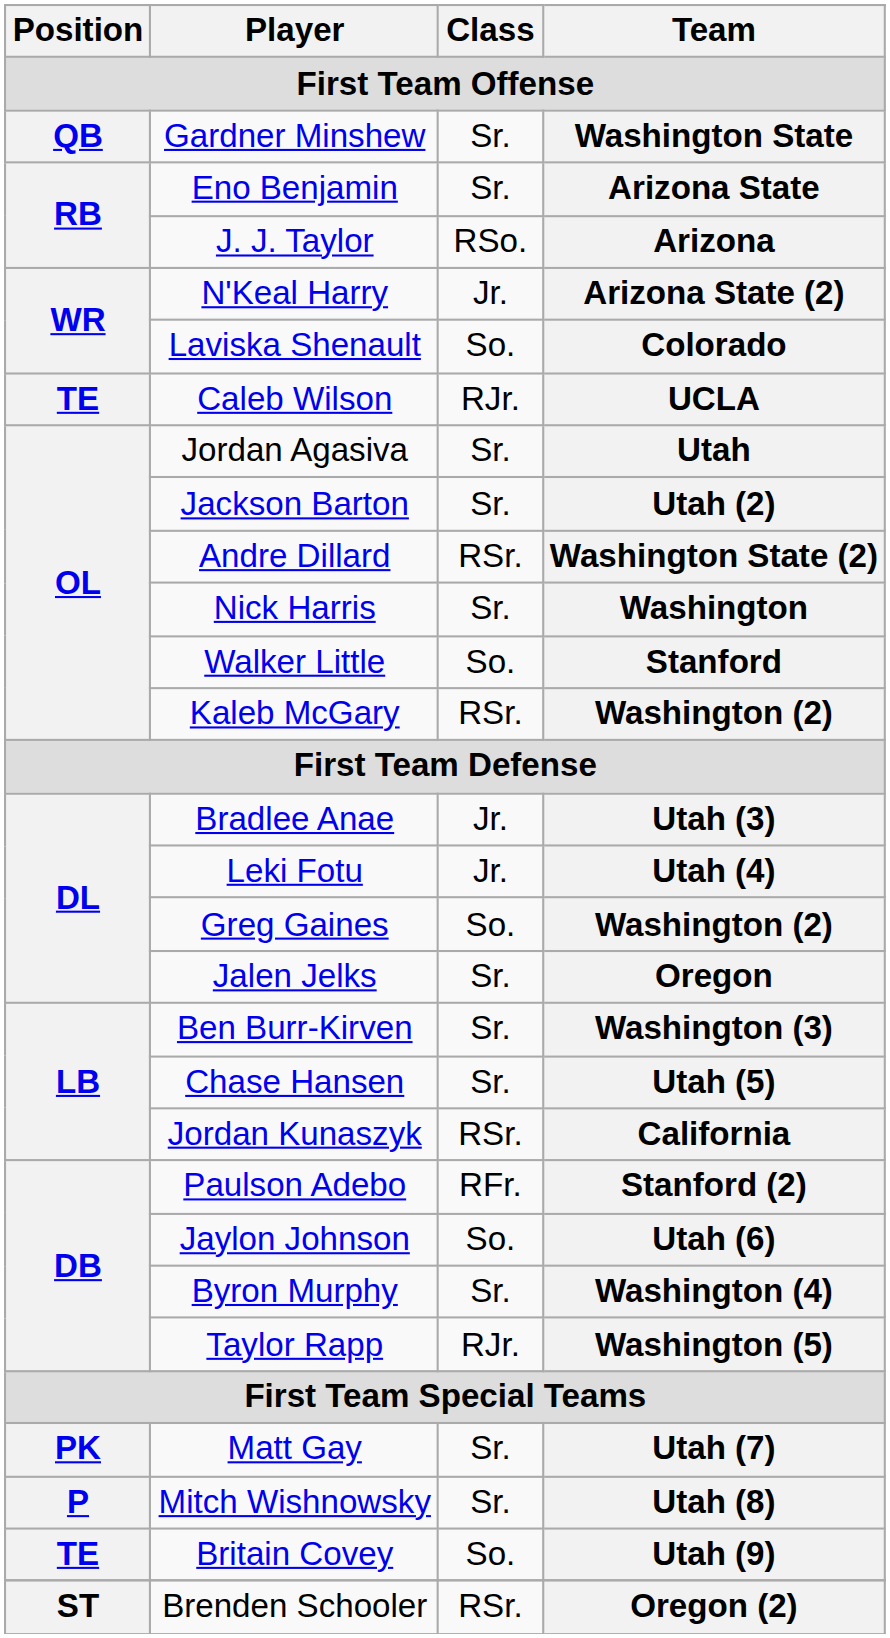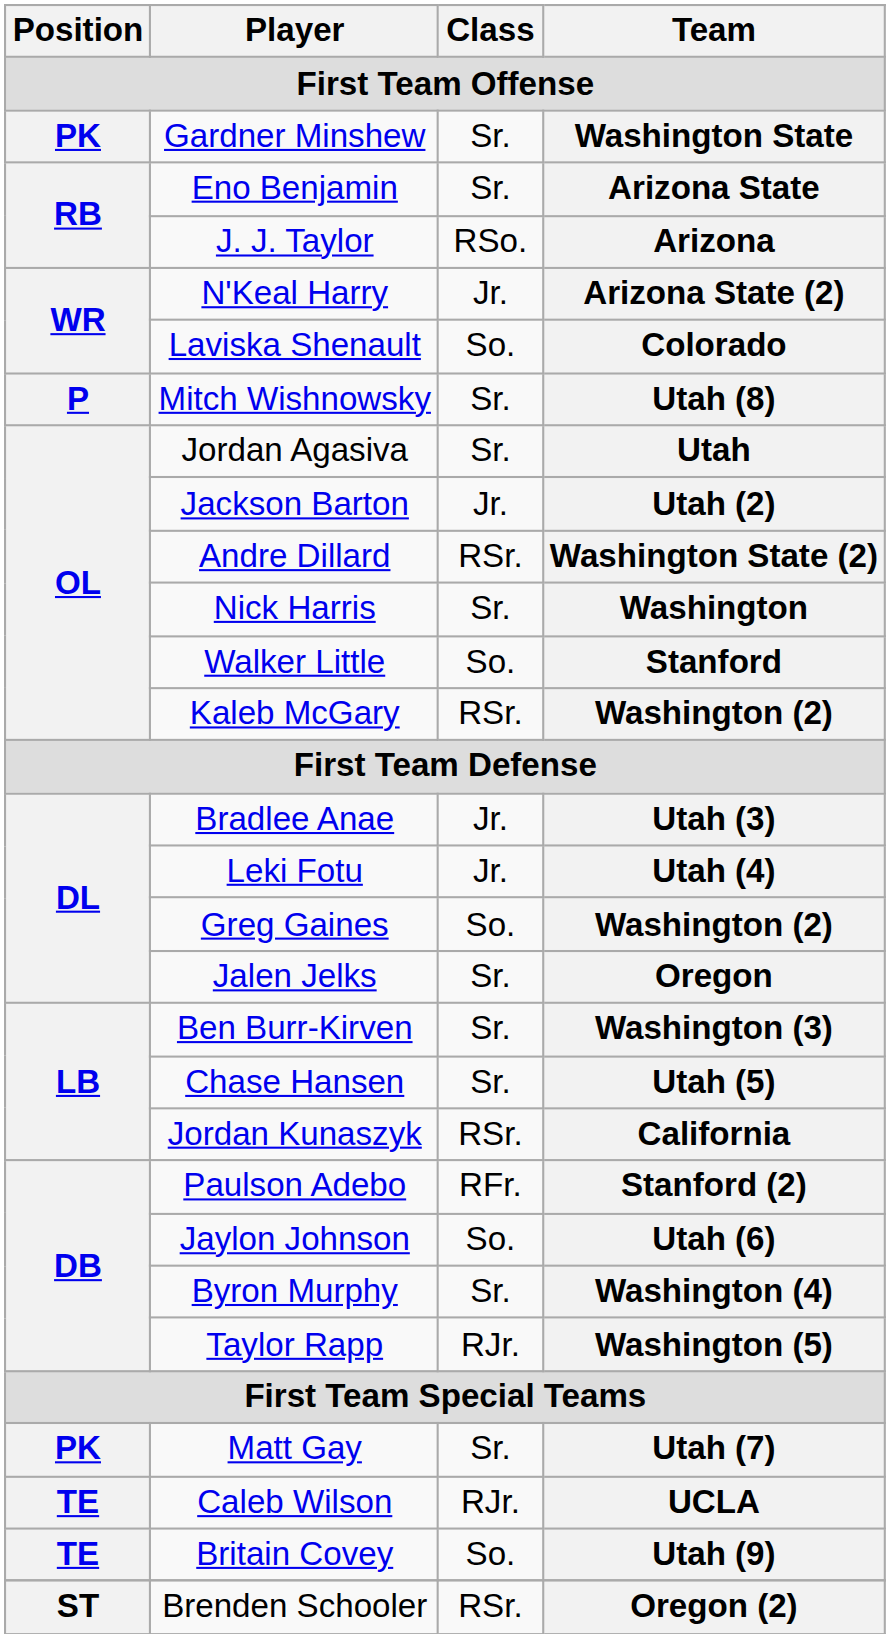(78, 135) QB -> (78, 135) PK
rows swapped: (295, 398) <-> (295, 1501)
(490, 503) Sr. -> (490, 503) Jr.
